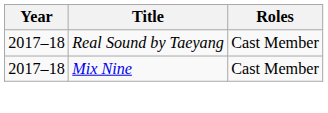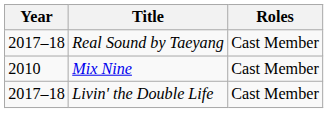(37, 68) 2017–18 -> (24, 68) 2010
+ row: (143, 94)
